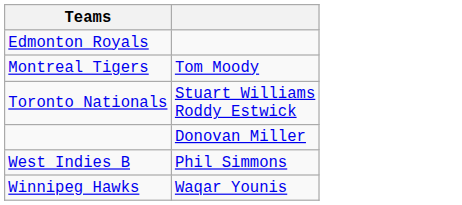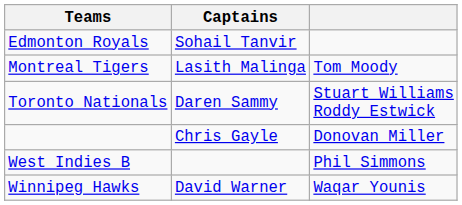+ column: (240, 17)
